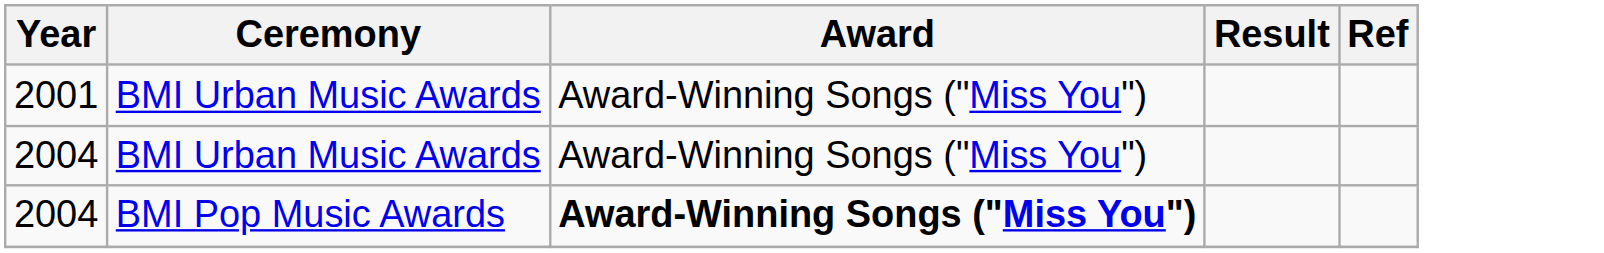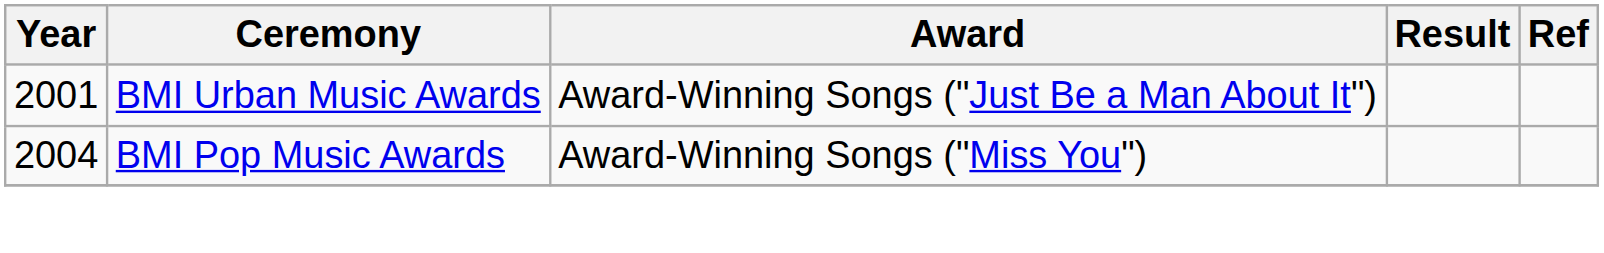(853, 94) Award-Winning Songs ("Miss You") -> (968, 94) Award-Winning Songs ("Just Be a Man About It")
- row: (56, 154)
(877, 214) bold -> (853, 154) normal
